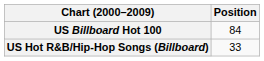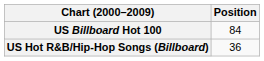(235, 47) 33 -> (235, 47) 36
